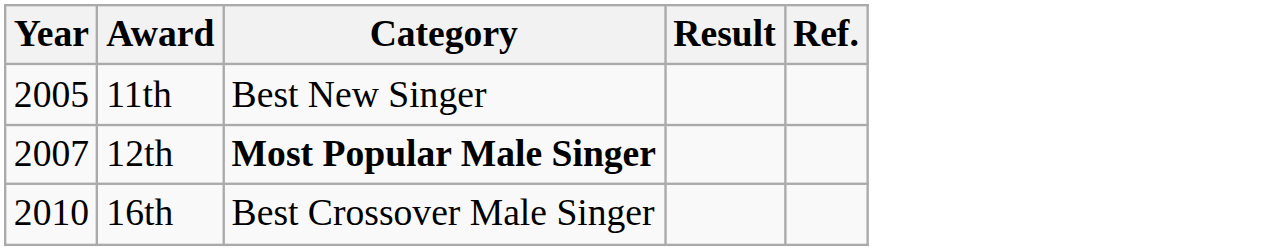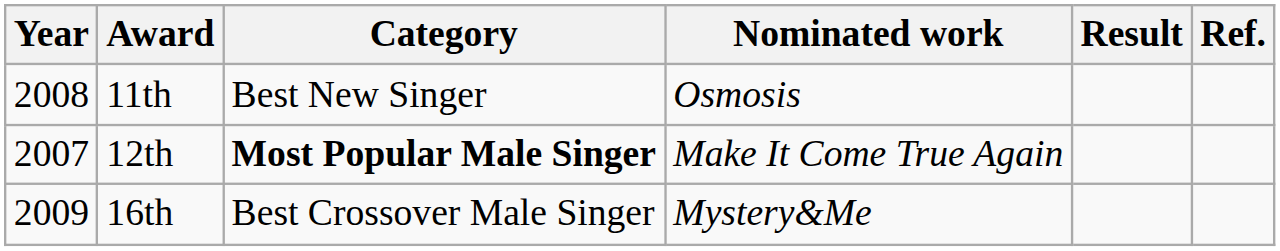+ column: (868, 34)
(51, 93) 2005 -> (51, 93) 2008
(51, 213) 2010 -> (51, 213) 2009
